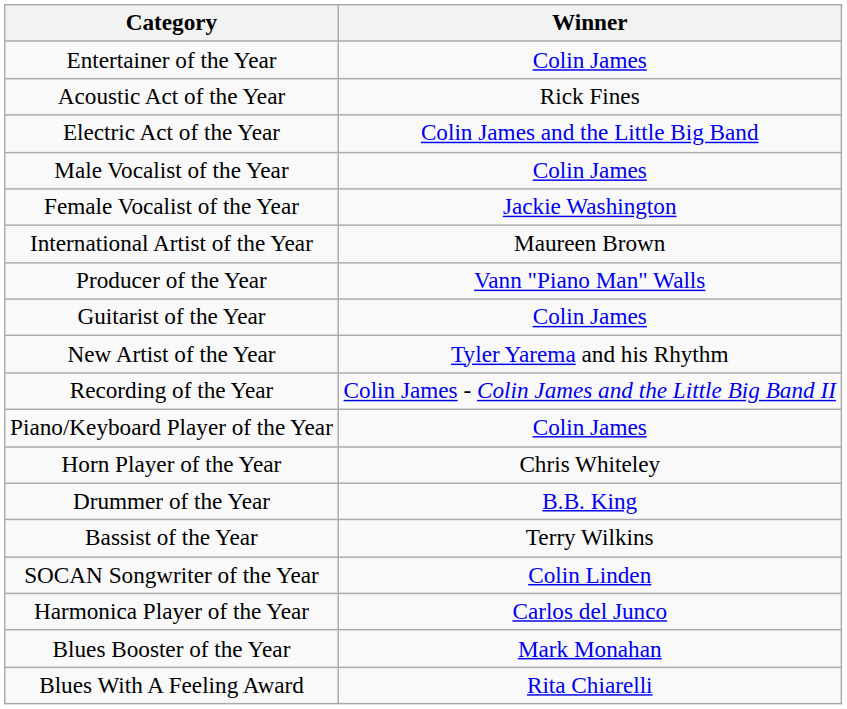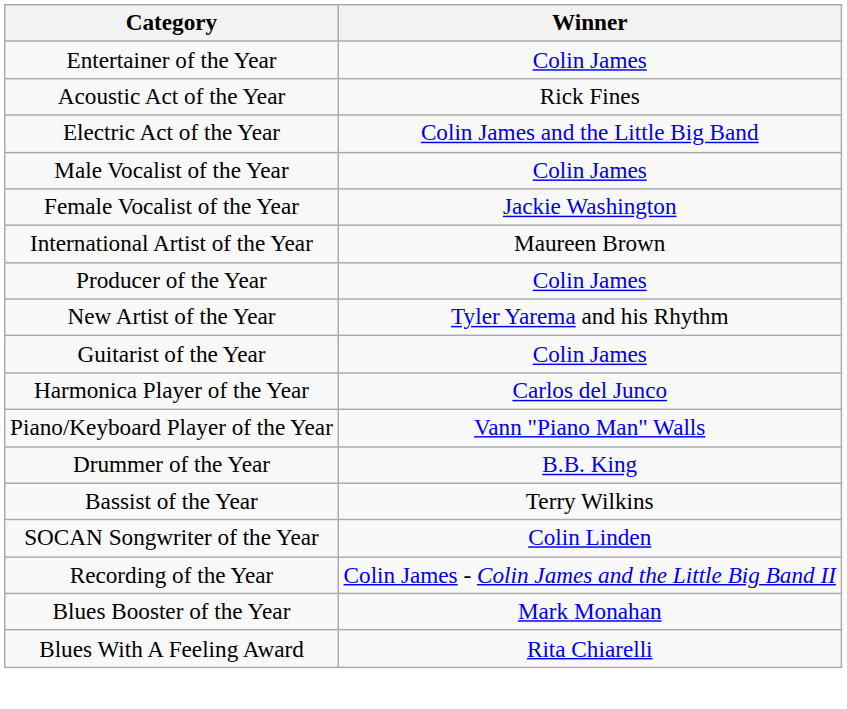(590, 280) Vann "Piano Man" Walls -> (590, 280) Colin James
rows swapped: (171, 354) <-> (171, 317)
rows swapped: (171, 611) <-> (171, 390)
(590, 427) Colin James -> (590, 427) Vann "Piano Man" Walls
- row: (171, 464)
